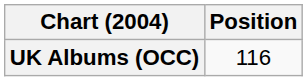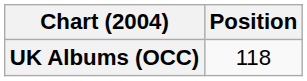(253, 57) 116 -> (253, 57) 118
